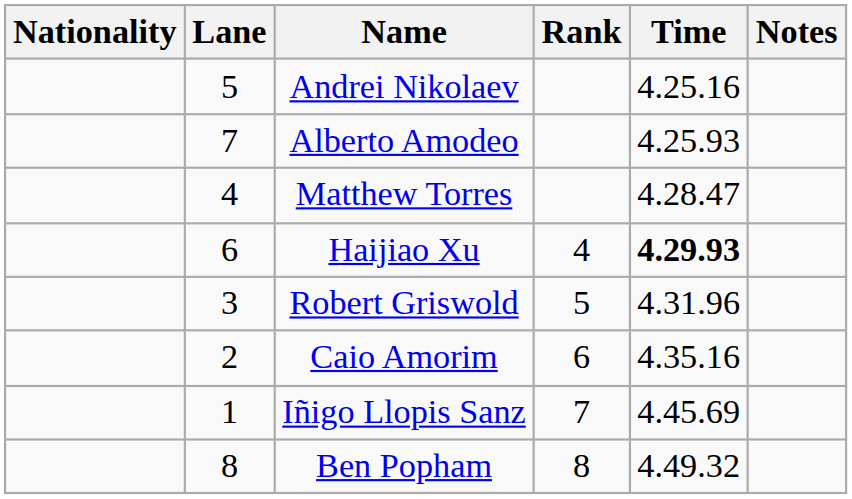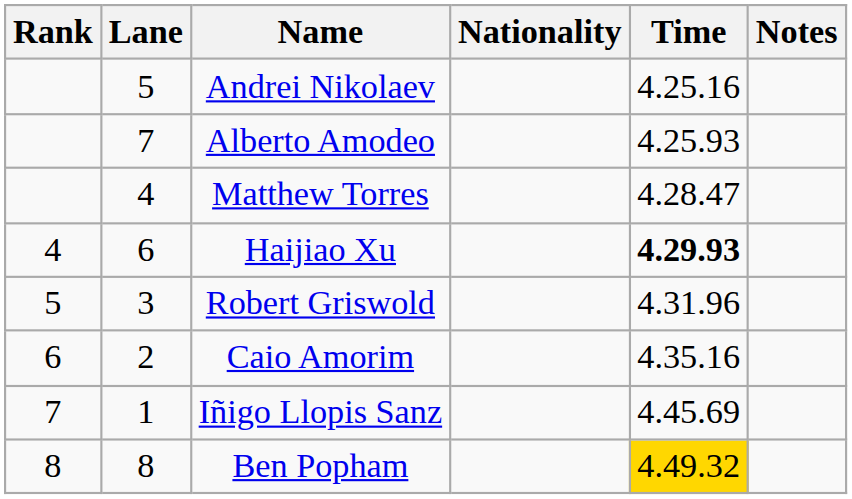columns swapped: (582, 31) <-> (95, 31)
(689, 466) no background -> (689, 466) gold background
